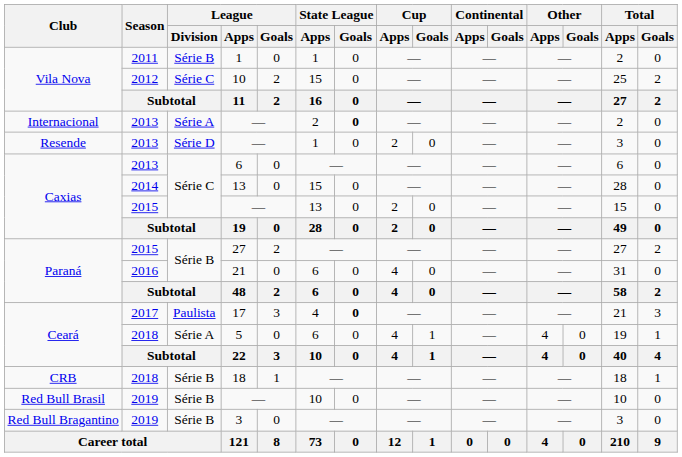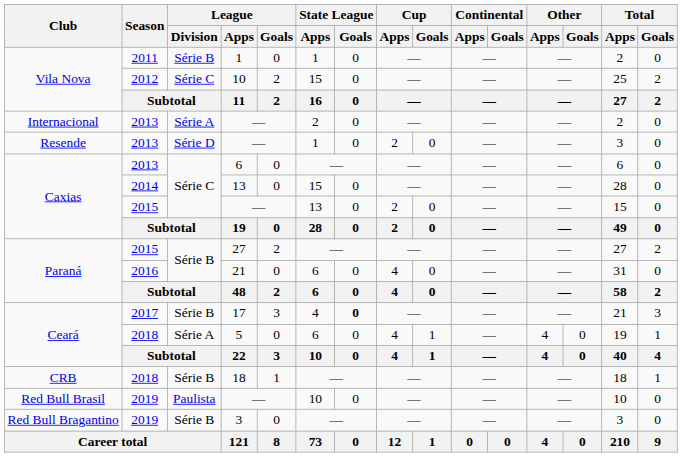(356, 121) bold -> (356, 121) normal
(194, 313) Paulista -> (194, 313) Série B
(194, 398) Série B -> (194, 398) Paulista
